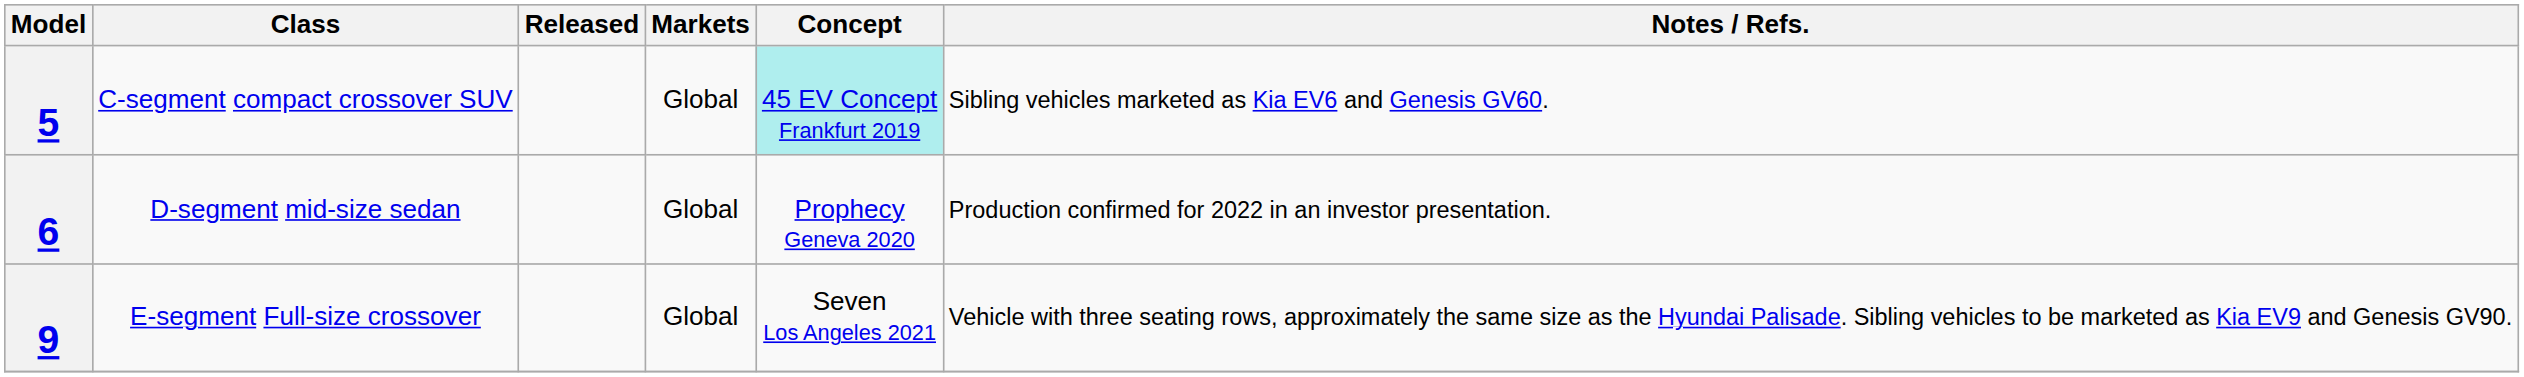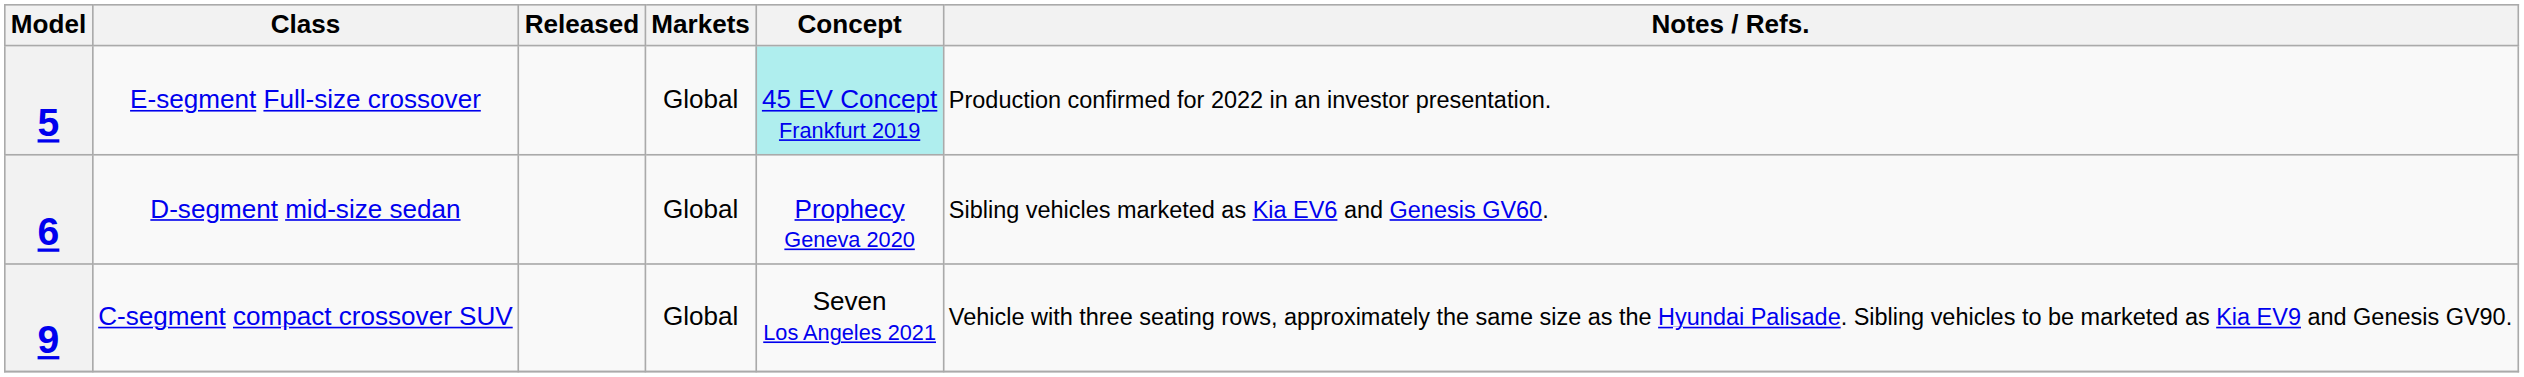(305, 100) C-segment compact crossover SUV -> (305, 100) E-segment Full-size crossover
(1249, 100) Sibling vehicles marketed as Kia EV6 and Genesis GV60. -> (1250, 100) Production confirmed for 2022 in an investor presentation.
(1250, 209) Production confirmed for 2022 in an investor presentation. -> (1249, 209) Sibling vehicles marketed as Kia EV6 and Genesis GV60.
(305, 317) E-segment Full-size crossover -> (305, 317) C-segment compact crossover SUV
